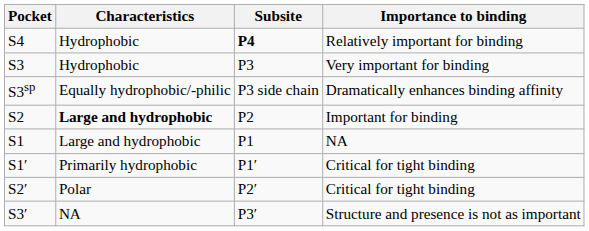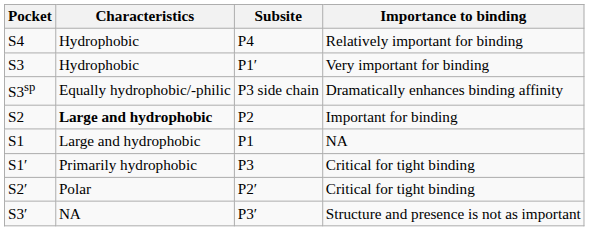(246, 40) bold -> (246, 40) normal
(246, 64) P3 -> (247, 64) P1′
(247, 165) P1′ -> (246, 165) P3
